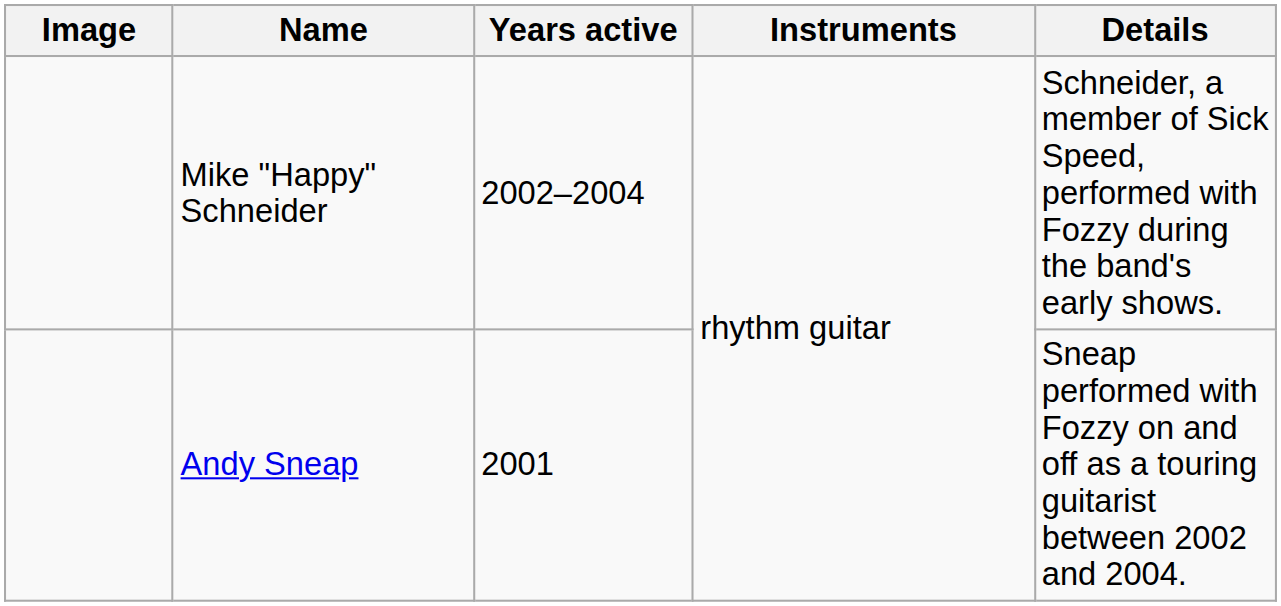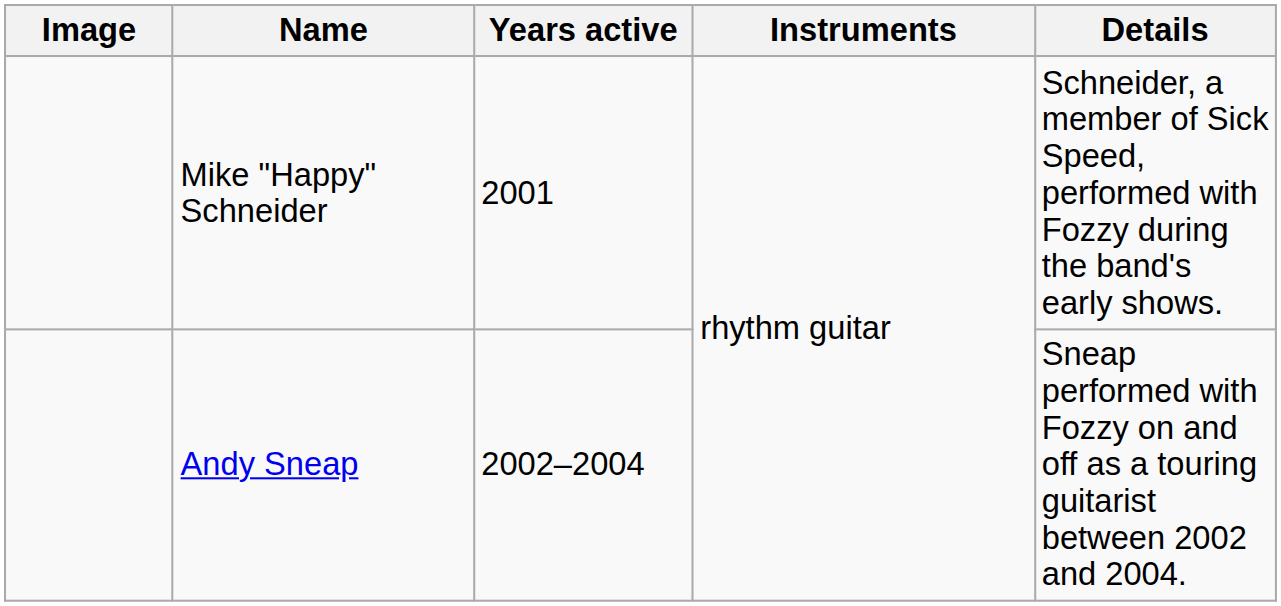(563, 192) 2002–2004 -> (518, 192) 2001
(518, 464) 2001 -> (563, 464) 2002–2004
